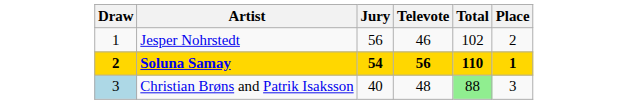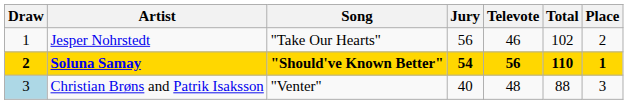+ column: (357, 16)
(473, 87) lightgreen background -> (562, 87) no background
